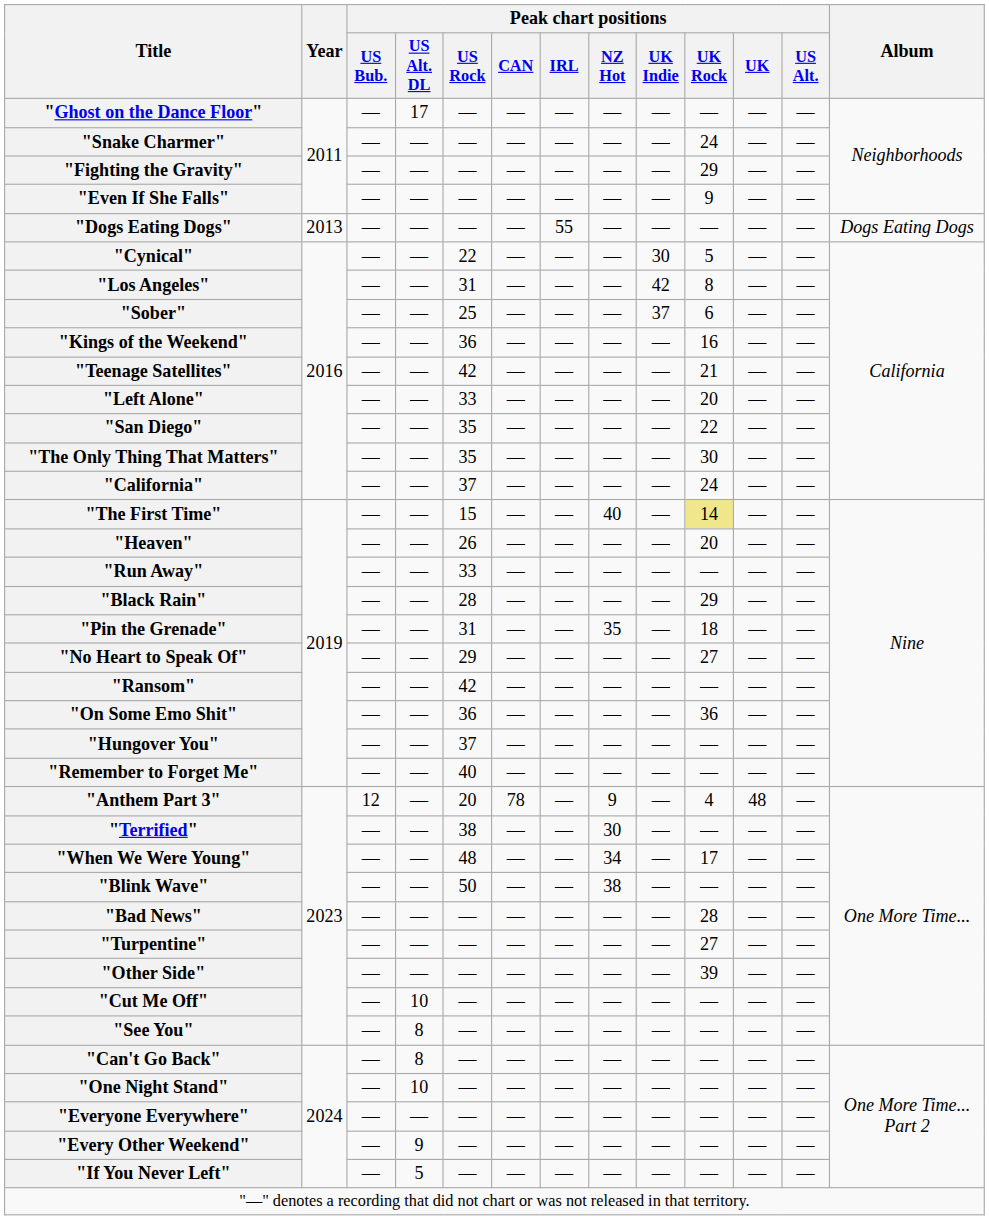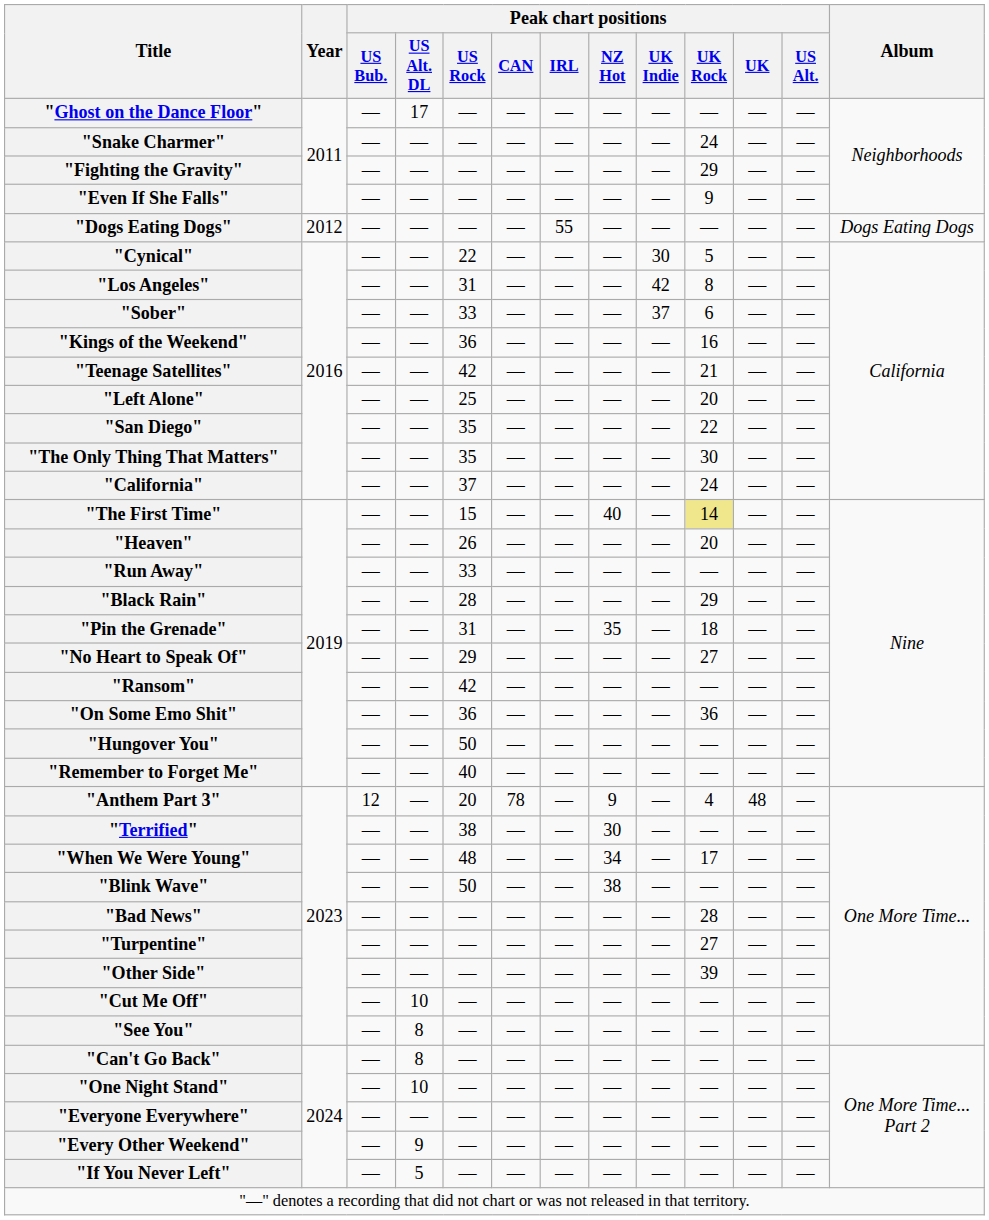(324, 227) 2013 -> (324, 227) 2012
(467, 313) 25 -> (467, 313) 33
(467, 399) 33 -> (467, 399) 25
(467, 743) 37 -> (467, 743) 50
